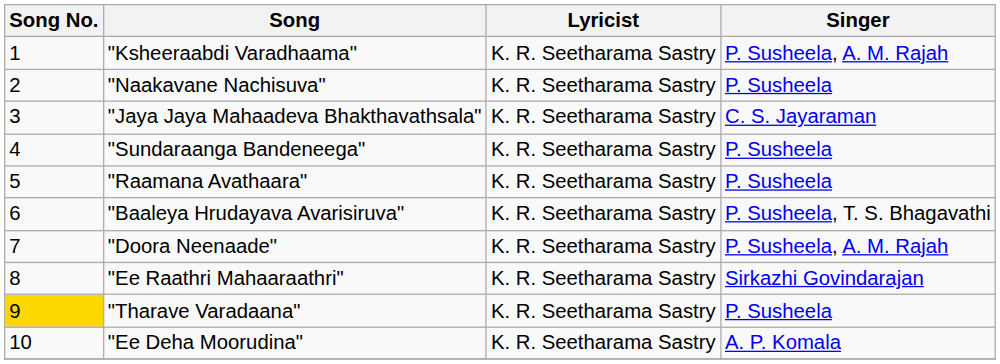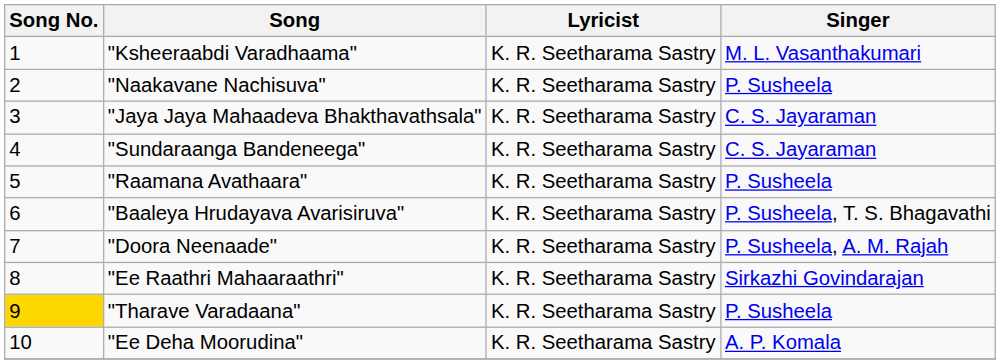(837, 52) P. Susheela, A. M. Rajah -> (823, 52) M. L. Vasanthakumari
(778, 149) P. Susheela -> (801, 149) C. S. Jayaraman
